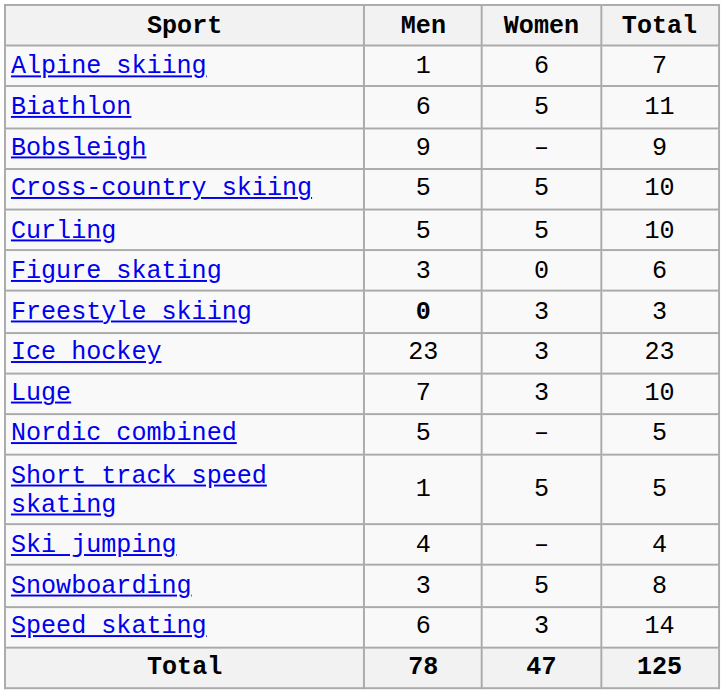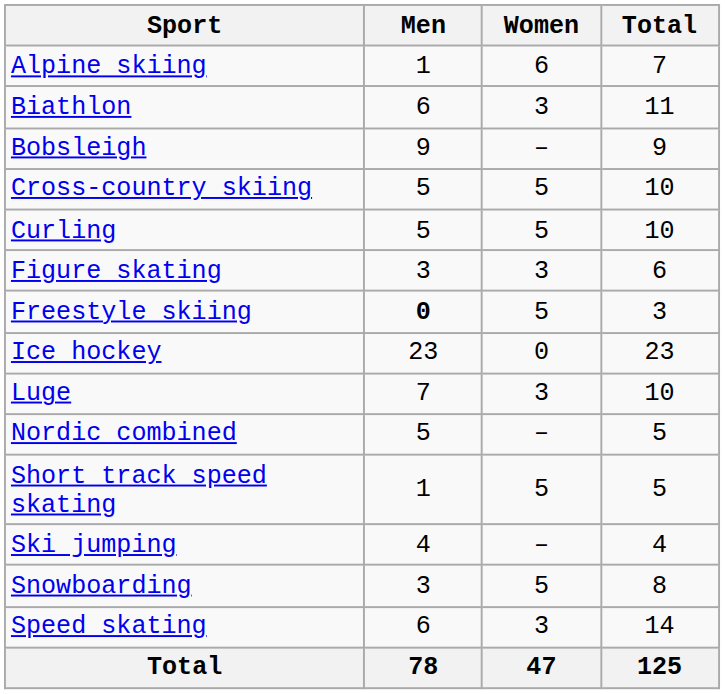(541, 107) 5 -> (541, 107) 3
(541, 271) 0 -> (541, 271) 3
(541, 312) 3 -> (541, 312) 5
(541, 353) 3 -> (541, 353) 0
